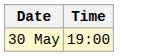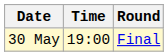+ column: (139, 16)
